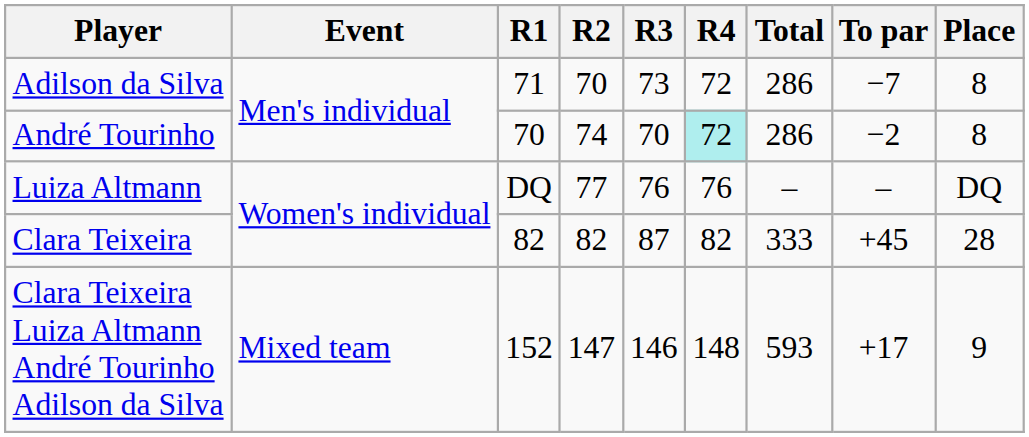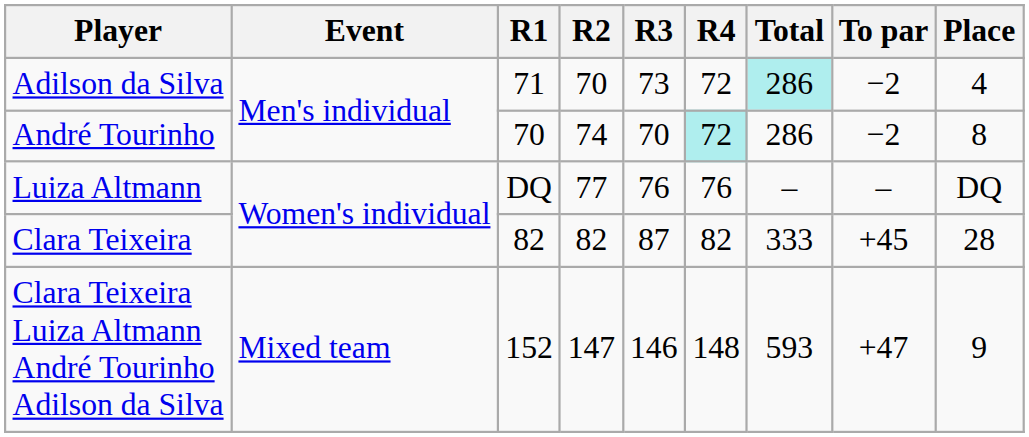(789, 83) no background -> (789, 83) paleturquoise background
(884, 83) −7 -> (884, 83) −2
(979, 83) 8 -> (979, 83) 4
(884, 348) +17 -> (884, 348) +47
